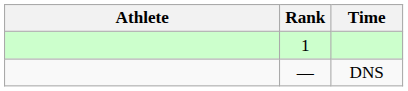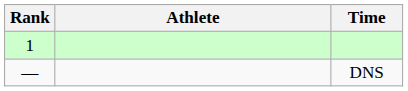columns swapped: (305, 18) <-> (142, 18)
